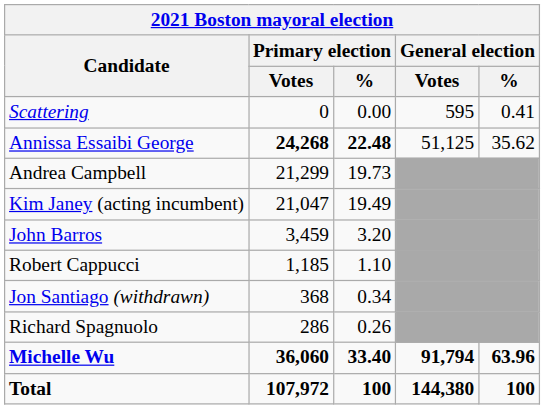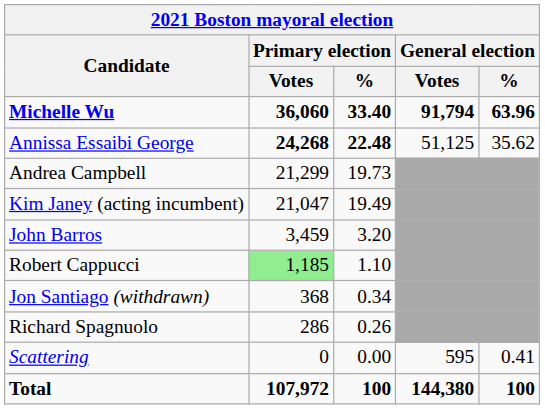rows swapped: (62, 357) <-> (49, 111)
(307, 265) no background -> (307, 265) lightgreen background
